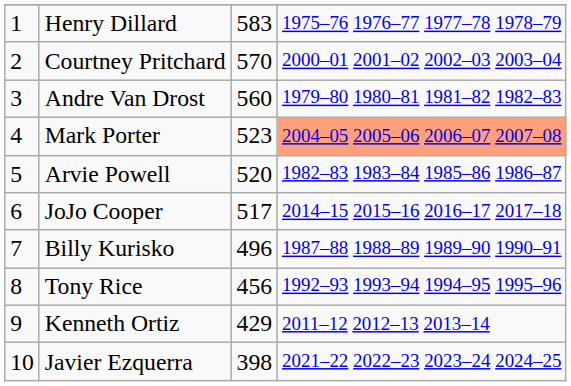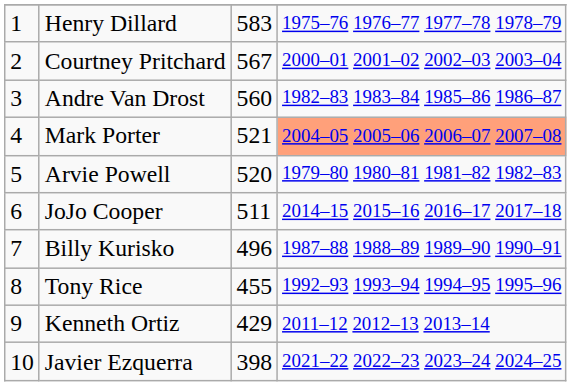(254, 60) 570 -> (254, 60) 567
(422, 98) 1979–80 1980–81 1981–82 1982–83 -> (422, 98) 1982–83 1983–84 1985–86 1986–87
(254, 135) 523 -> (254, 135) 521
(422, 173) 1982–83 1983–84 1985–86 1986–87 -> (422, 173) 1979–80 1980–81 1981–82 1982–83
(254, 211) 517 -> (254, 211) 511
(254, 286) 456 -> (254, 286) 455
